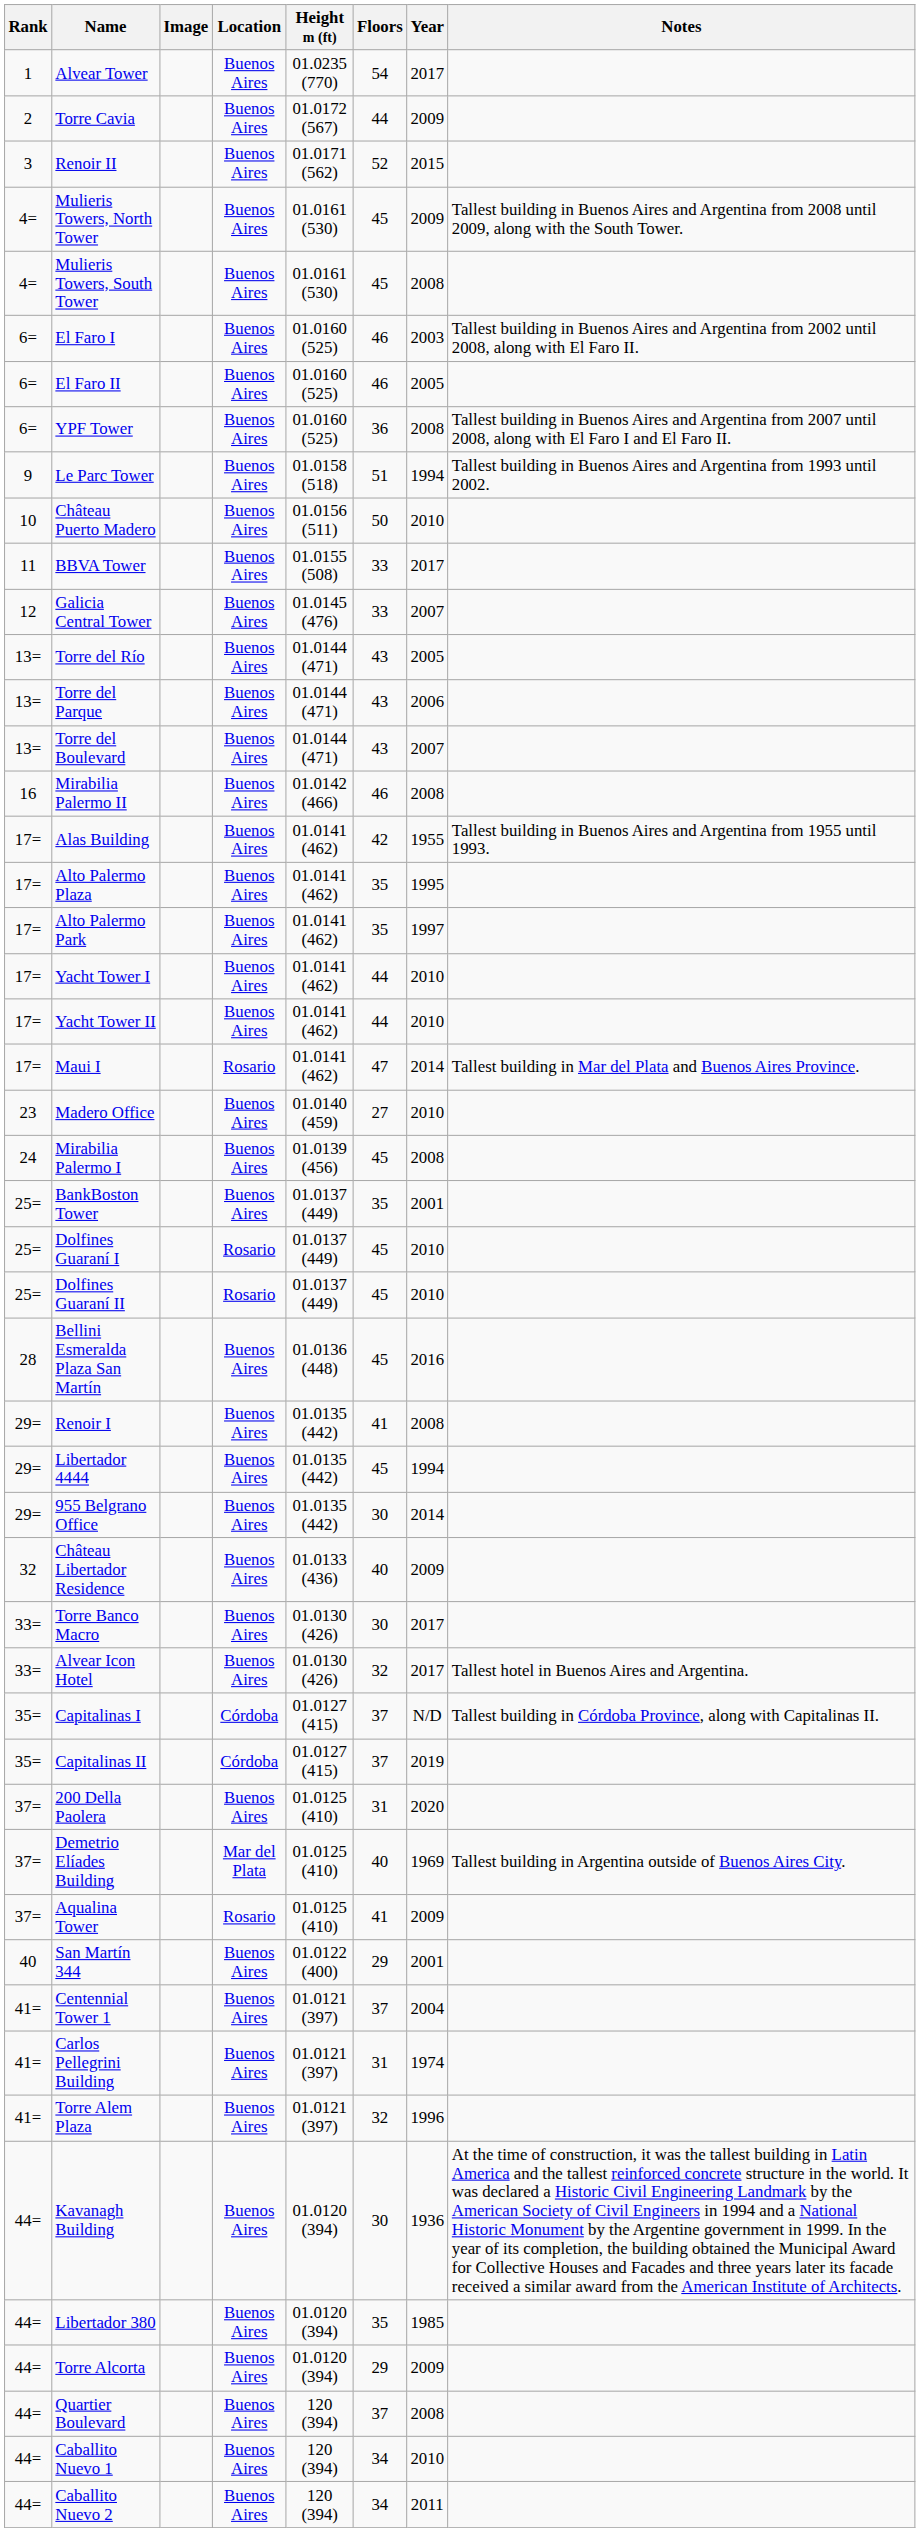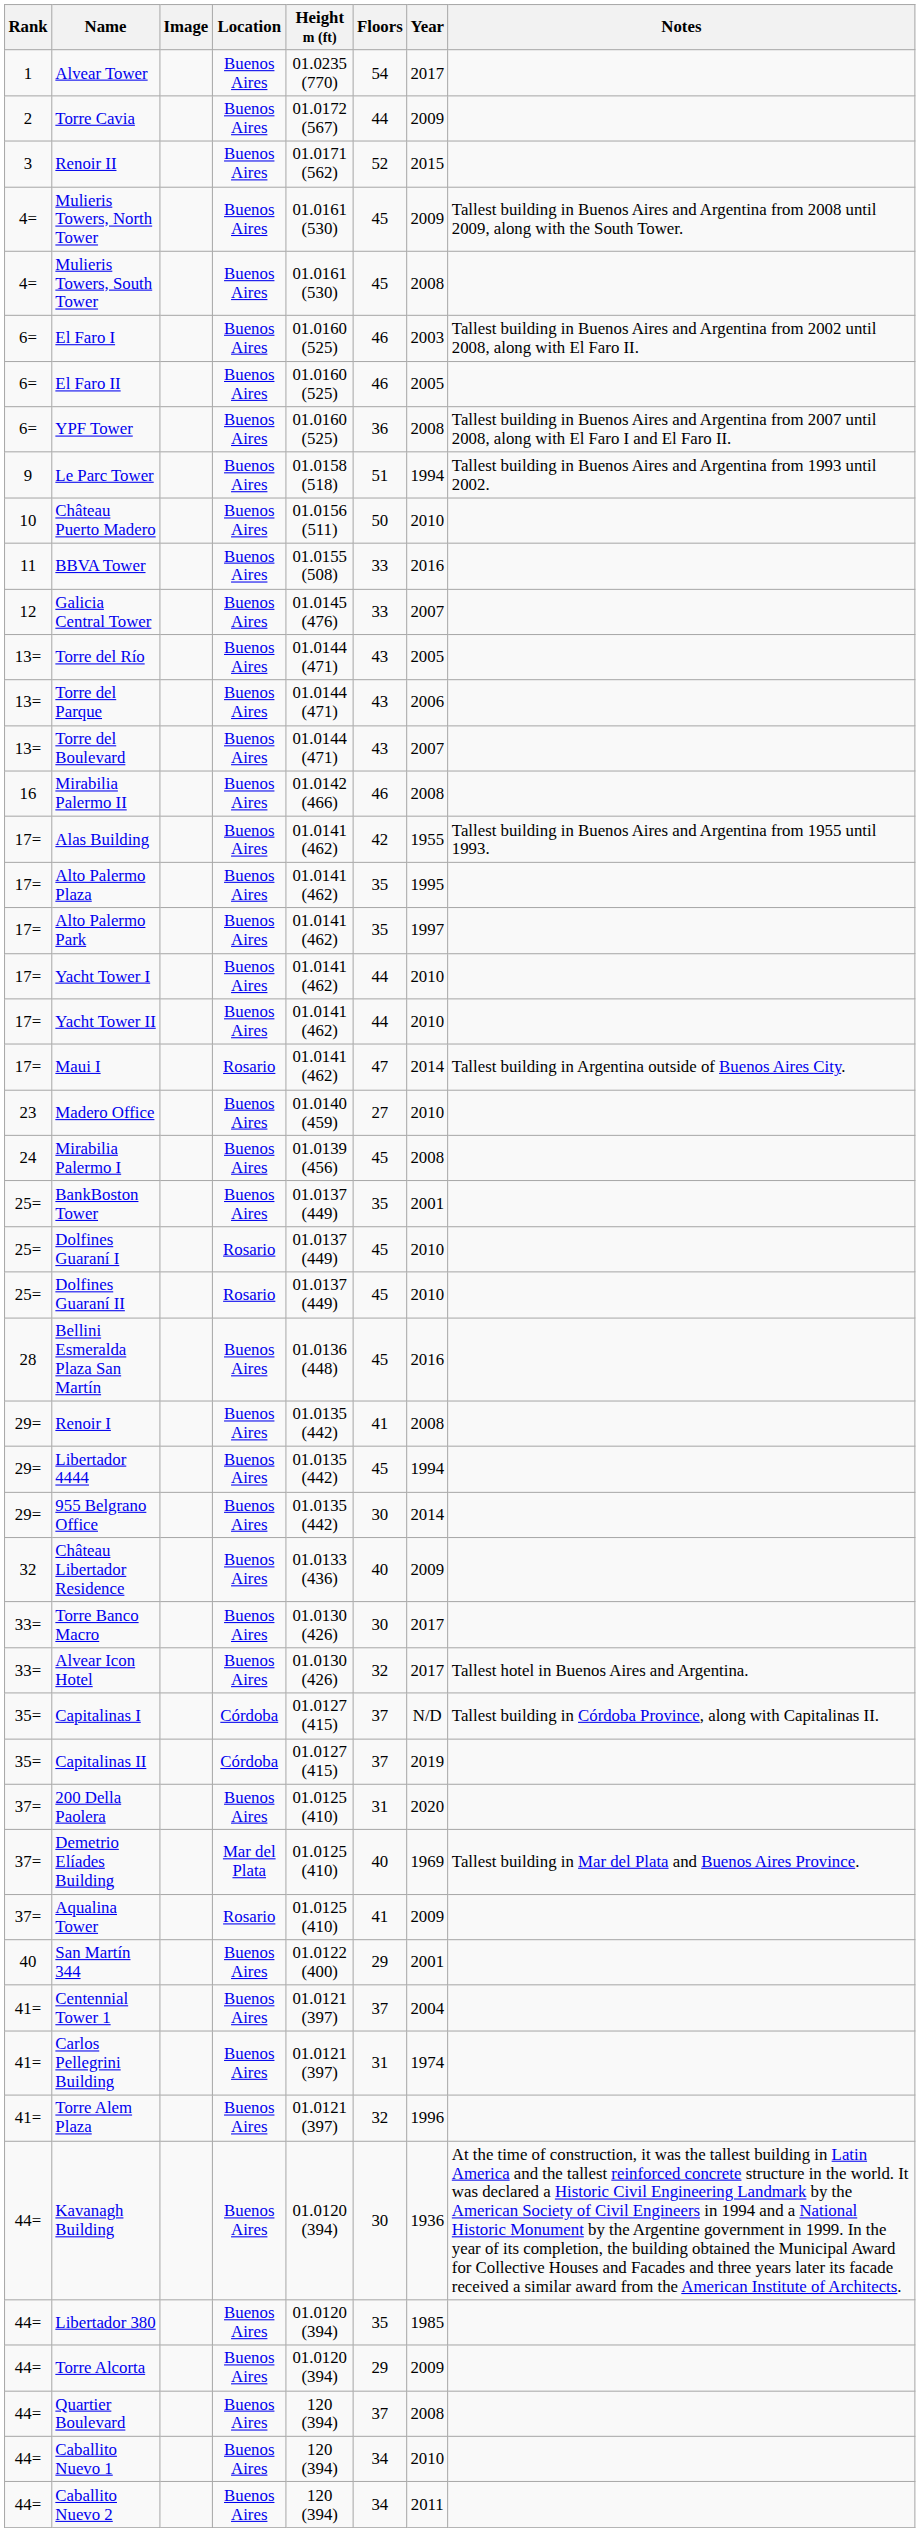(427, 566) 2017 -> (427, 566) 2016
(656, 1067) Tallest building in Mar del Plata and Buenos Aires Province. -> (649, 1067) Tallest building in Argentina outside of Buenos Aires City.
(649, 1861) Tallest building in Argentina outside of Buenos Aires City. -> (656, 1861) Tallest building in Mar del Plata and Buenos Aires Province.
